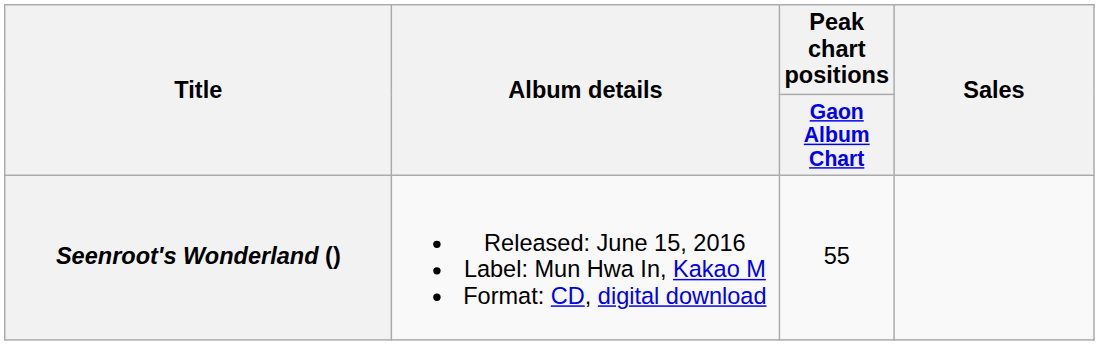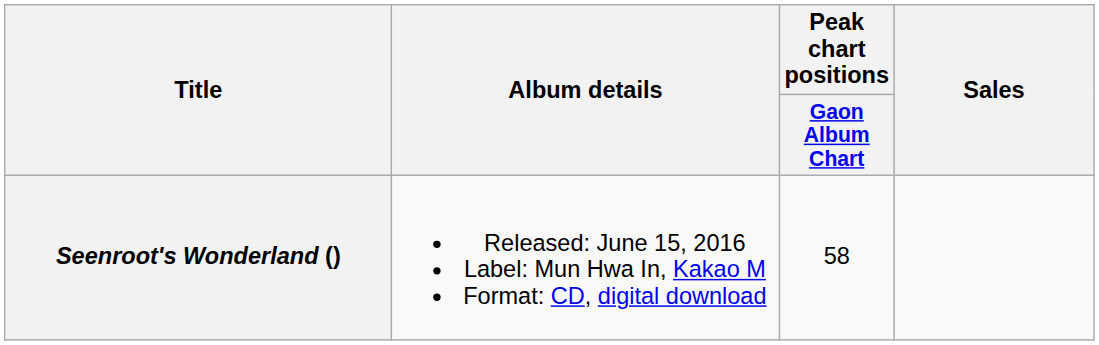(837, 257) 55 -> (837, 257) 58
